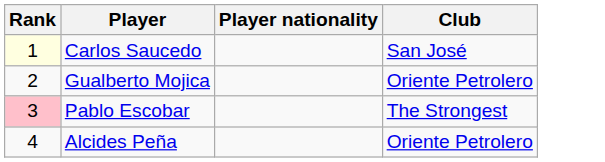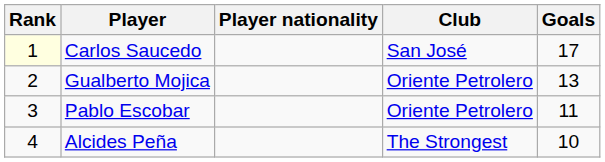+ column: (568, 19)
(32, 111) pink background -> (32, 111) no background
(447, 111) The Strongest -> (460, 111) Oriente Petrolero
(460, 141) Oriente Petrolero -> (447, 141) The Strongest
